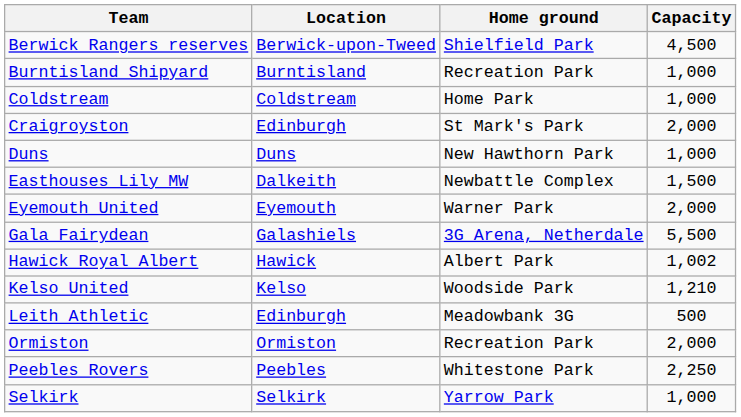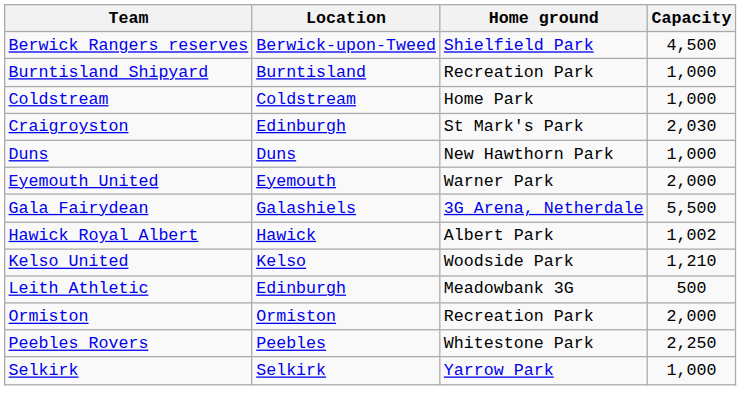(691, 127) 2,000 -> (691, 127) 2,030
- row: (98, 181)
